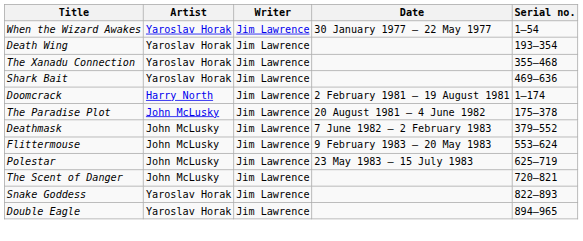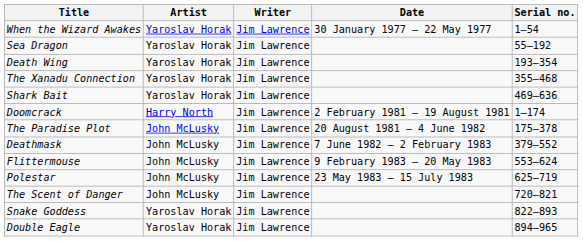+ row: (37, 46)
